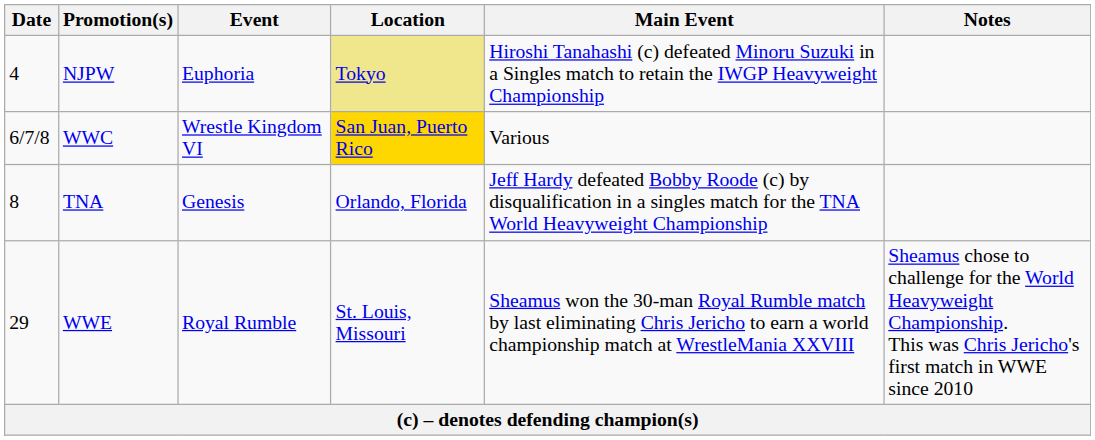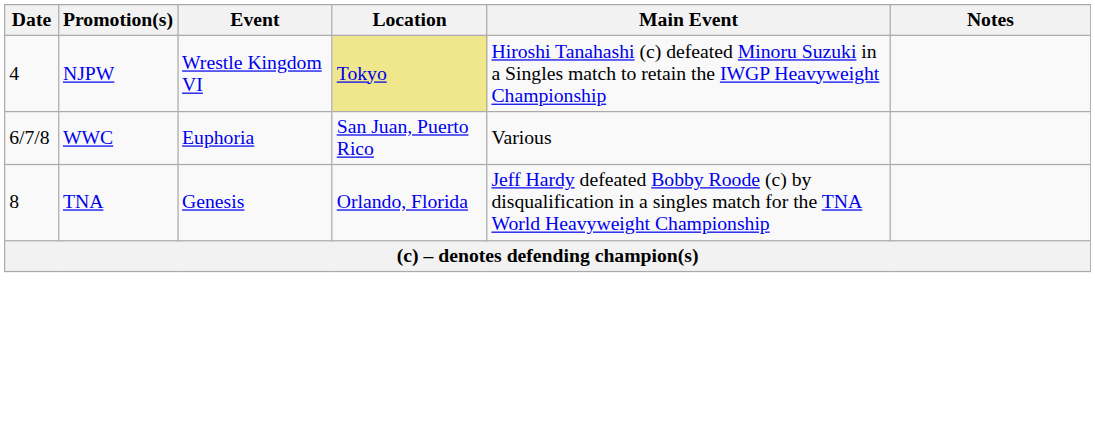(218, 73) Euphoria -> (252, 73) Wrestle Kingdom VI
(252, 137) Wrestle Kingdom VI -> (218, 137) Euphoria
(401, 137) gold background -> (403, 137) no background
- row: (87, 322)
